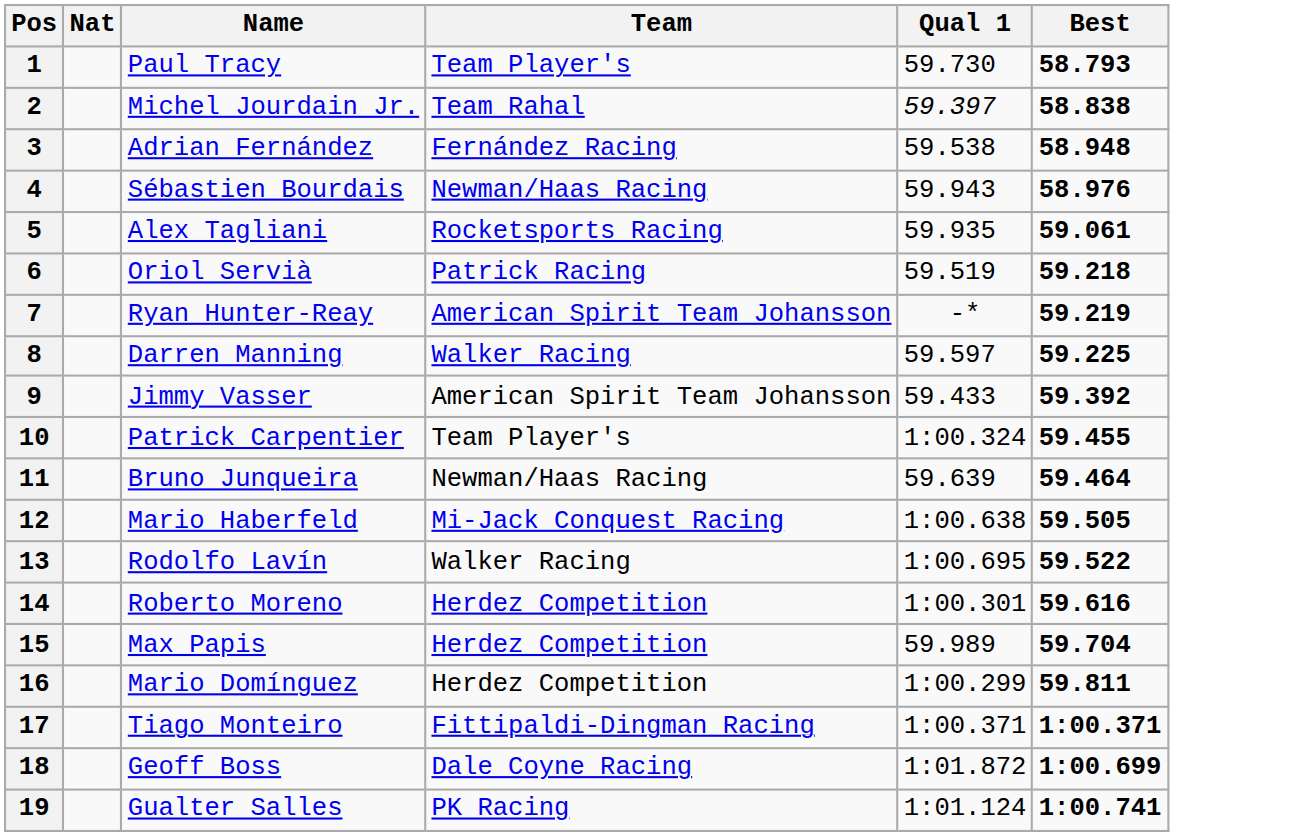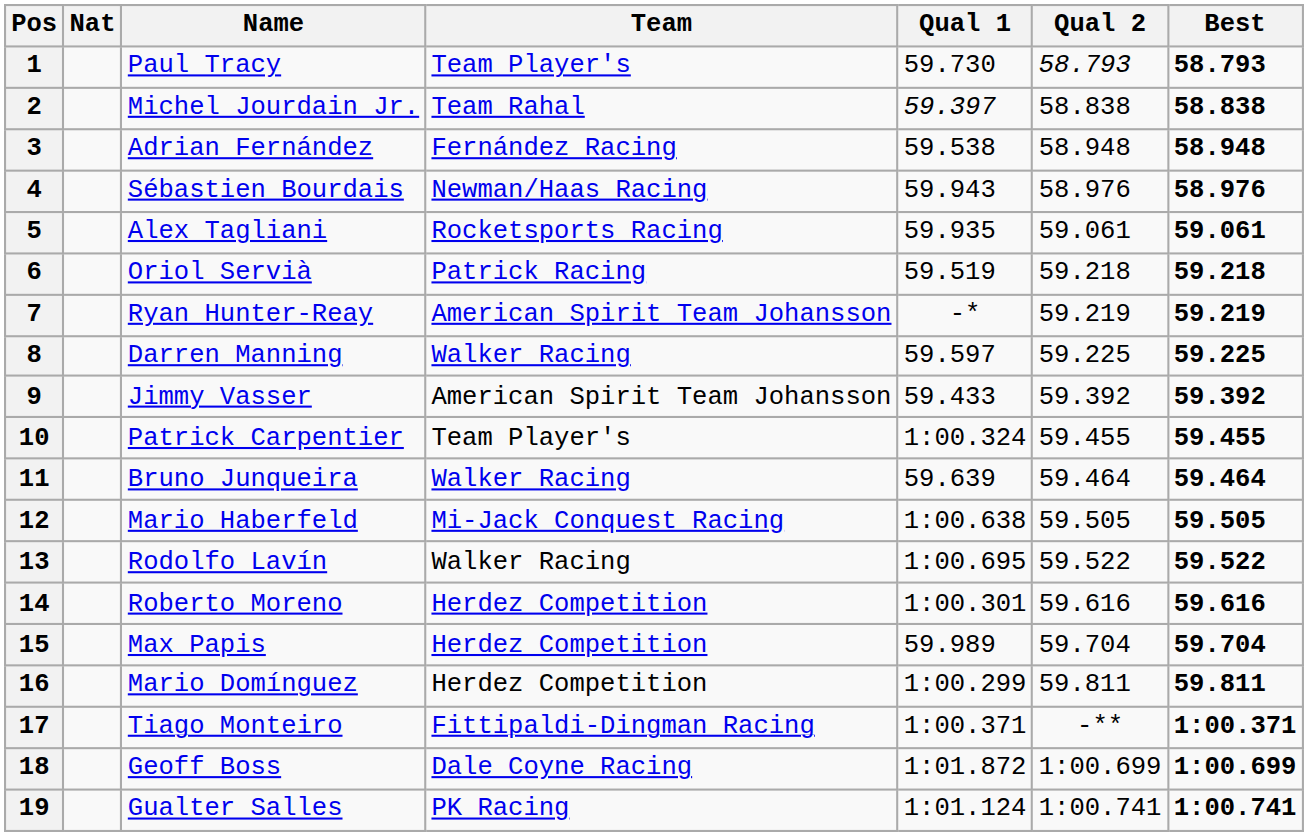+ column: (1100, 26)
(569, 480) Newman/Haas Racing -> (531, 480) Walker Racing
